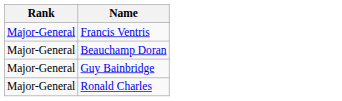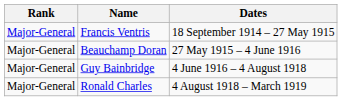+ column: (253, 13)
